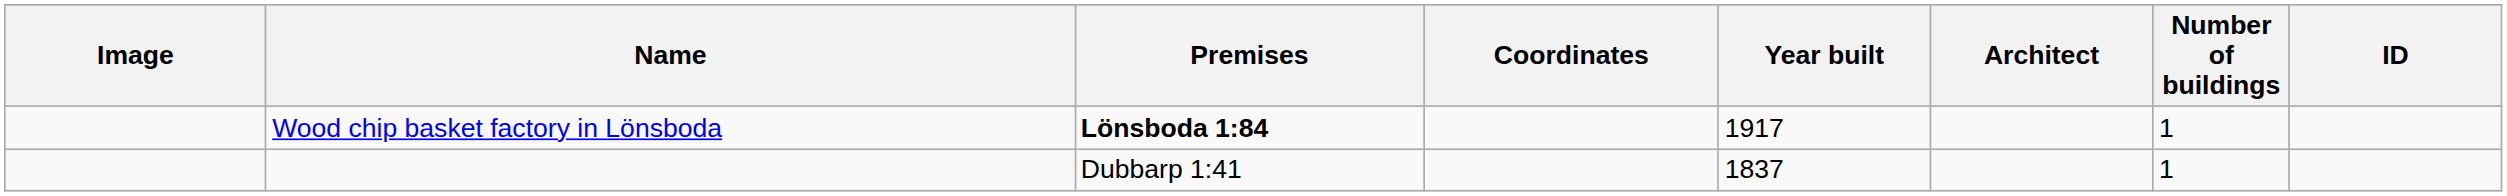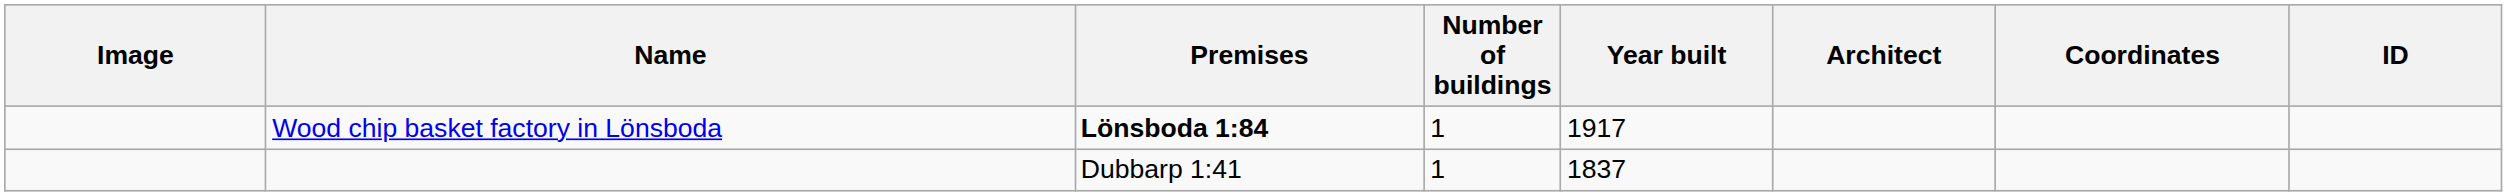columns swapped: (2221, 55) <-> (1571, 55)
